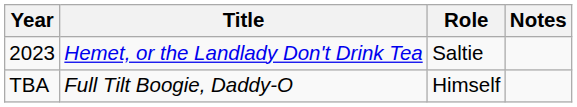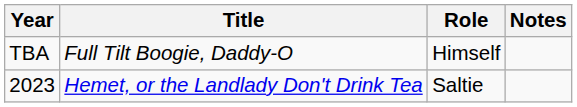rows swapped: (32, 53) <-> (29, 85)
